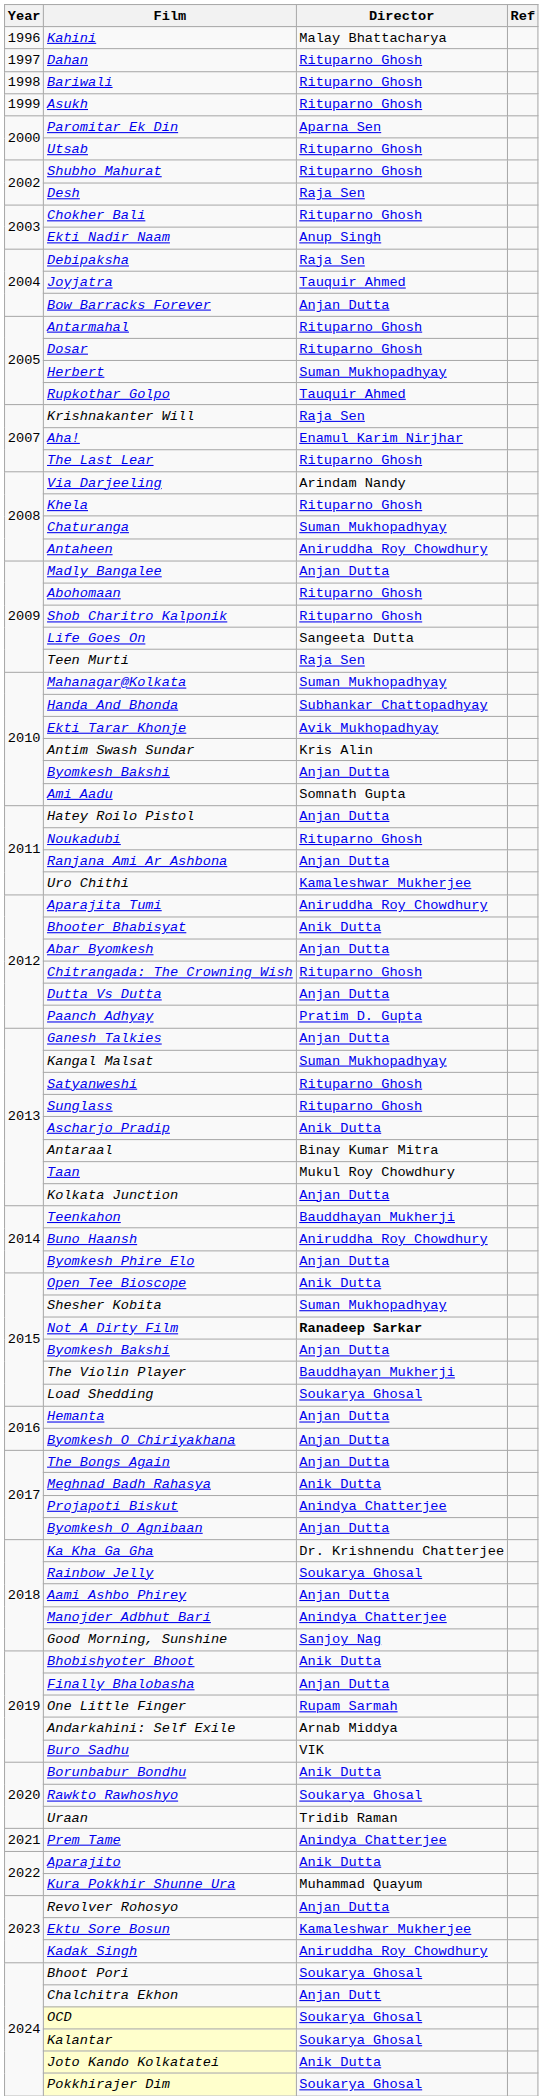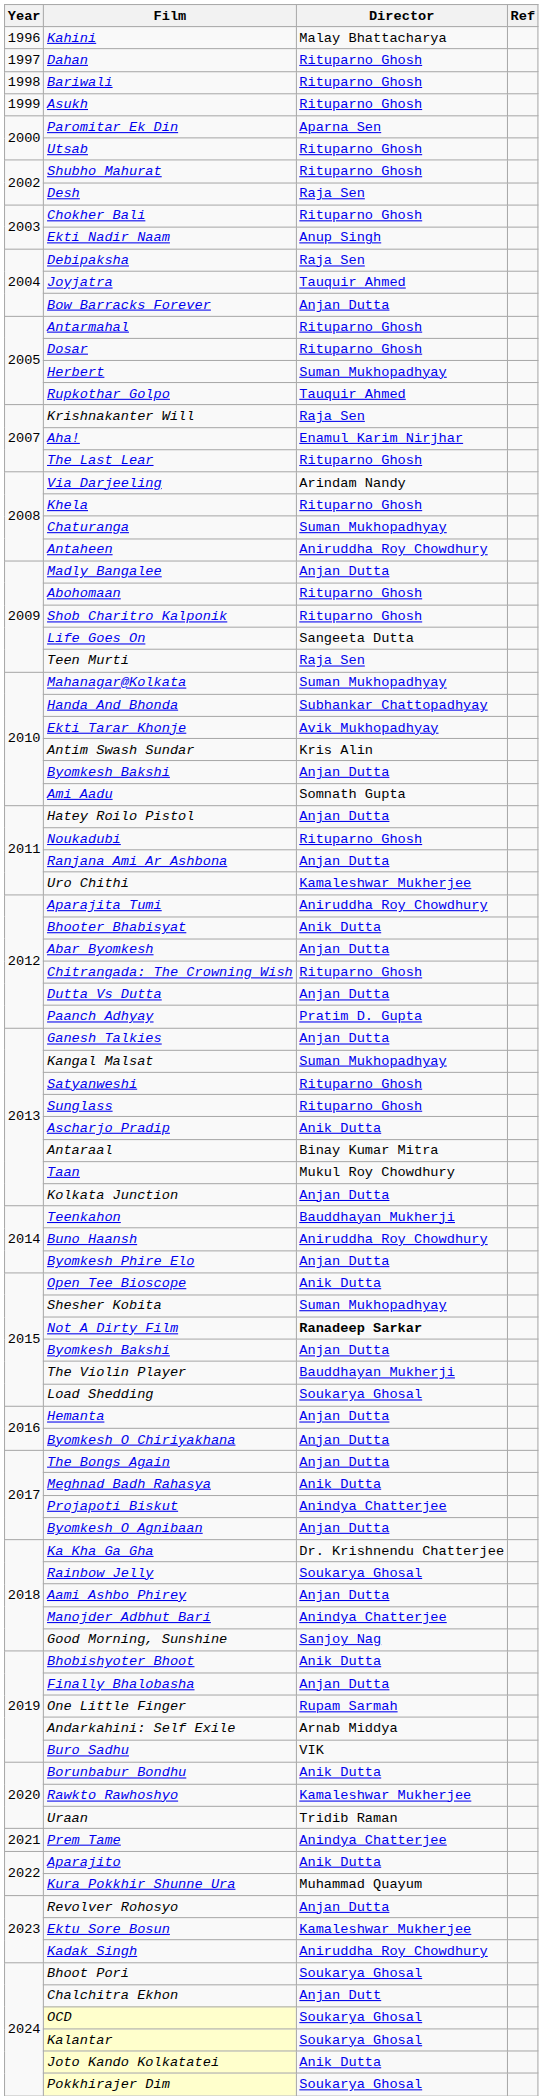(361, 1795) Soukarya Ghosal -> (385, 1795) Kamaleshwar Mukherjee
